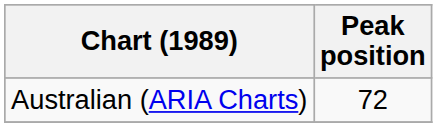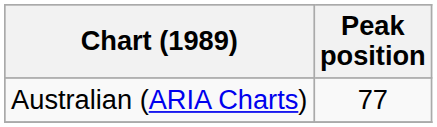(373, 99) 72 -> (373, 99) 77
